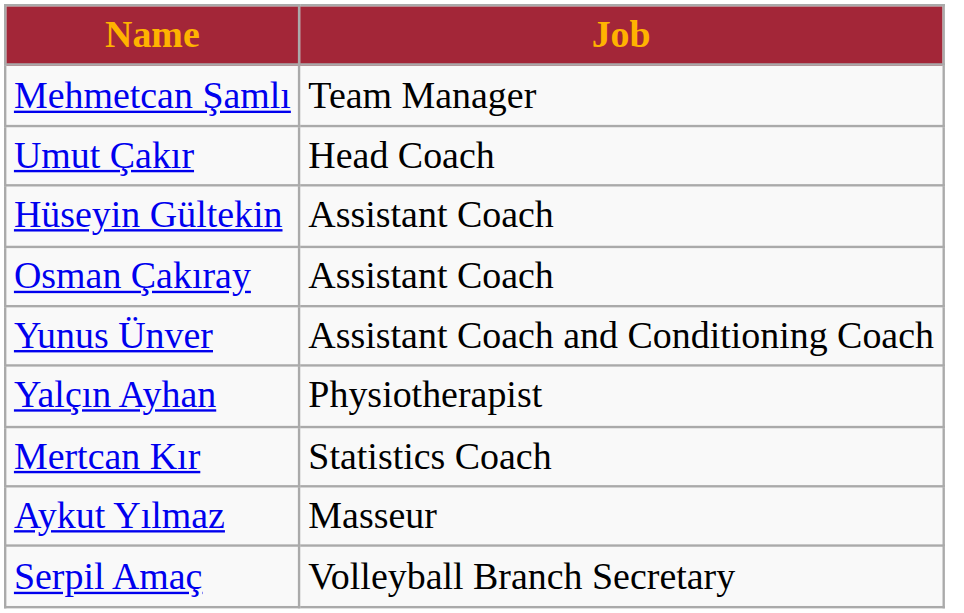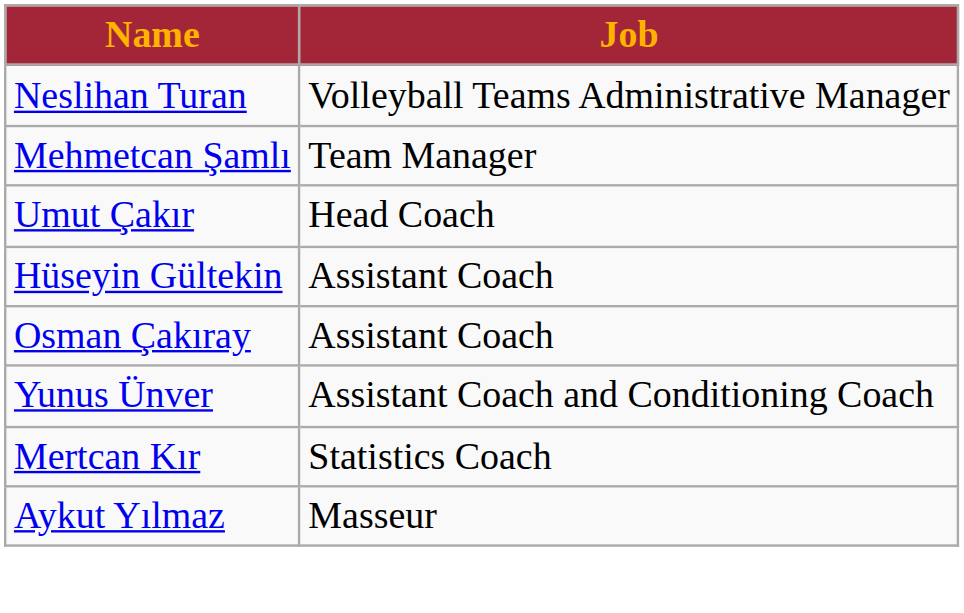+ row: (130, 94)
- row: (115, 395)
- row: (108, 575)
